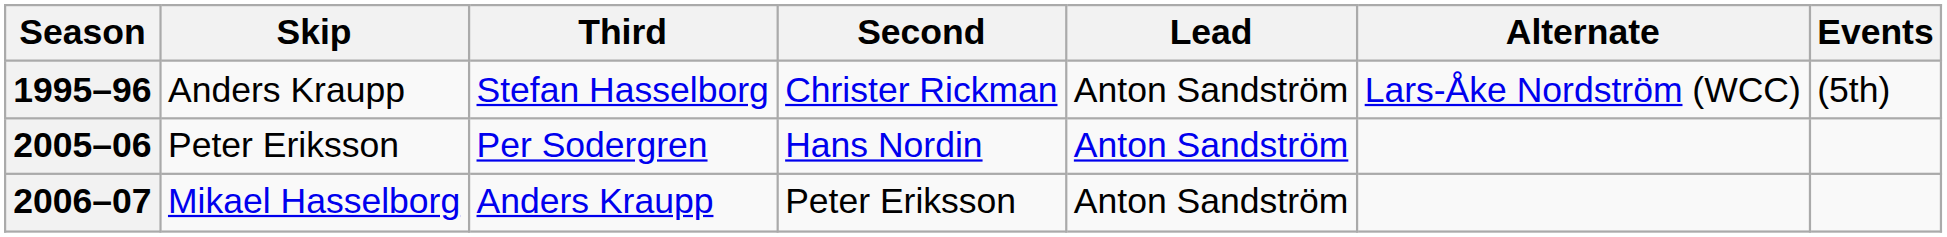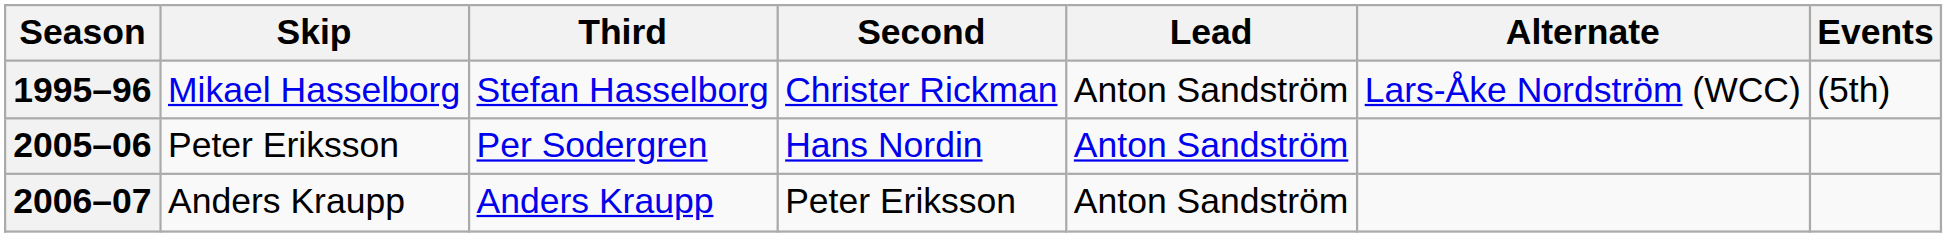(286, 88) Anders Kraupp -> (314, 88) Mikael Hasselborg
(314, 201) Mikael Hasselborg -> (286, 201) Anders Kraupp
